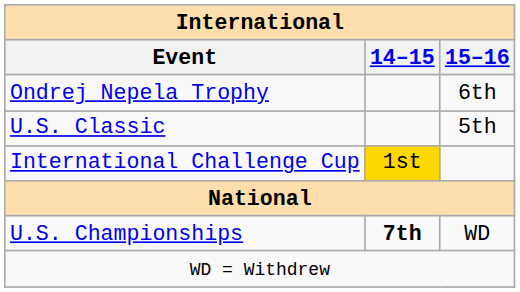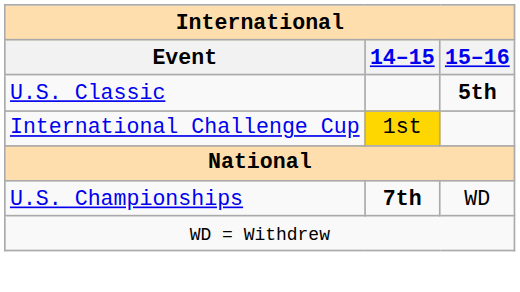- row: (139, 93)
(477, 128) normal -> (477, 93) bold
